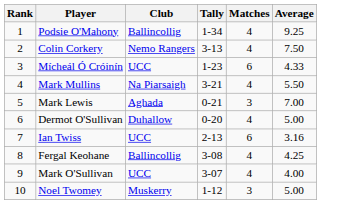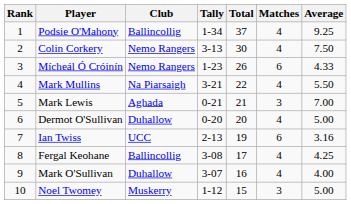+ column: (241, 13)
(140, 66) UCC -> (161, 66) Nemo Rangers
(140, 173) UCC -> (150, 173) Duhallow
